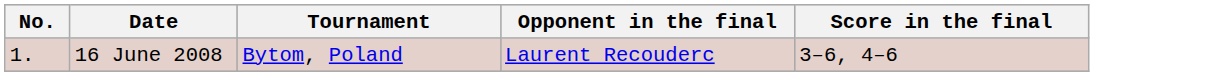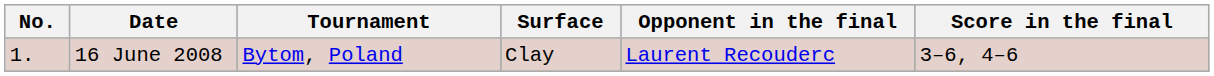+ column: (560, 22)
